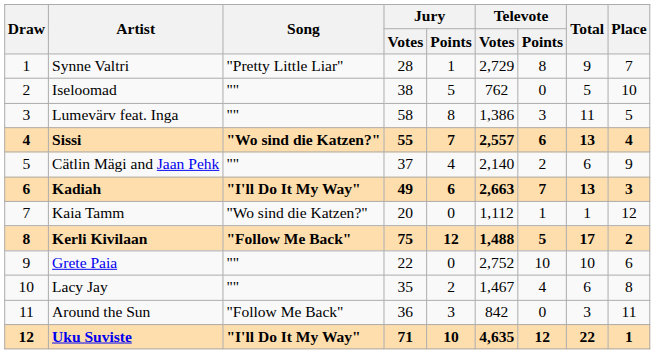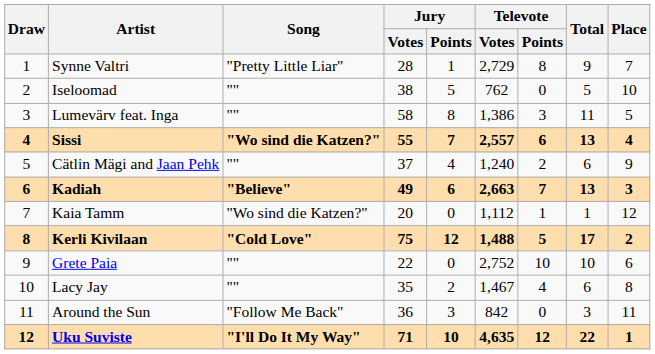(497, 164) 2,140 -> (497, 164) 1,240
(294, 189) "I'll Do It My Way" -> (259, 189) "Believe"
(289, 238) "Follow Me Back" -> (269, 238) "Cold Love"
